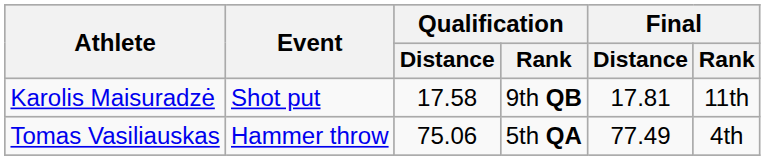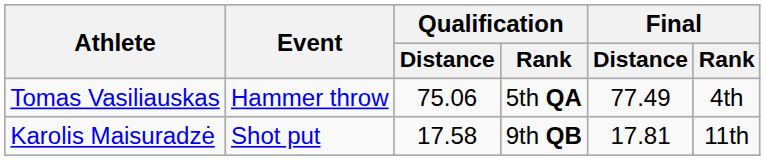rows swapped: (113, 98) <-> (115, 136)
